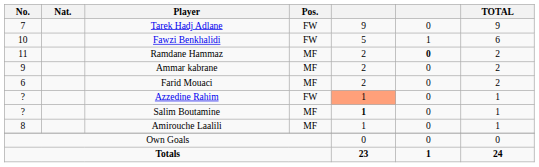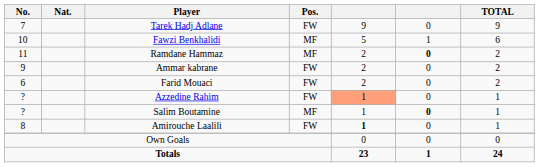(310, 39) FW -> (310, 39) MF
(310, 68) MF -> (310, 68) FW
(310, 82) MF -> (310, 82) FW
(364, 111) bold -> (364, 111) normal
(428, 111) normal -> (428, 111) bold
(310, 125) MF -> (310, 125) FW
(364, 125) normal -> (364, 125) bold
